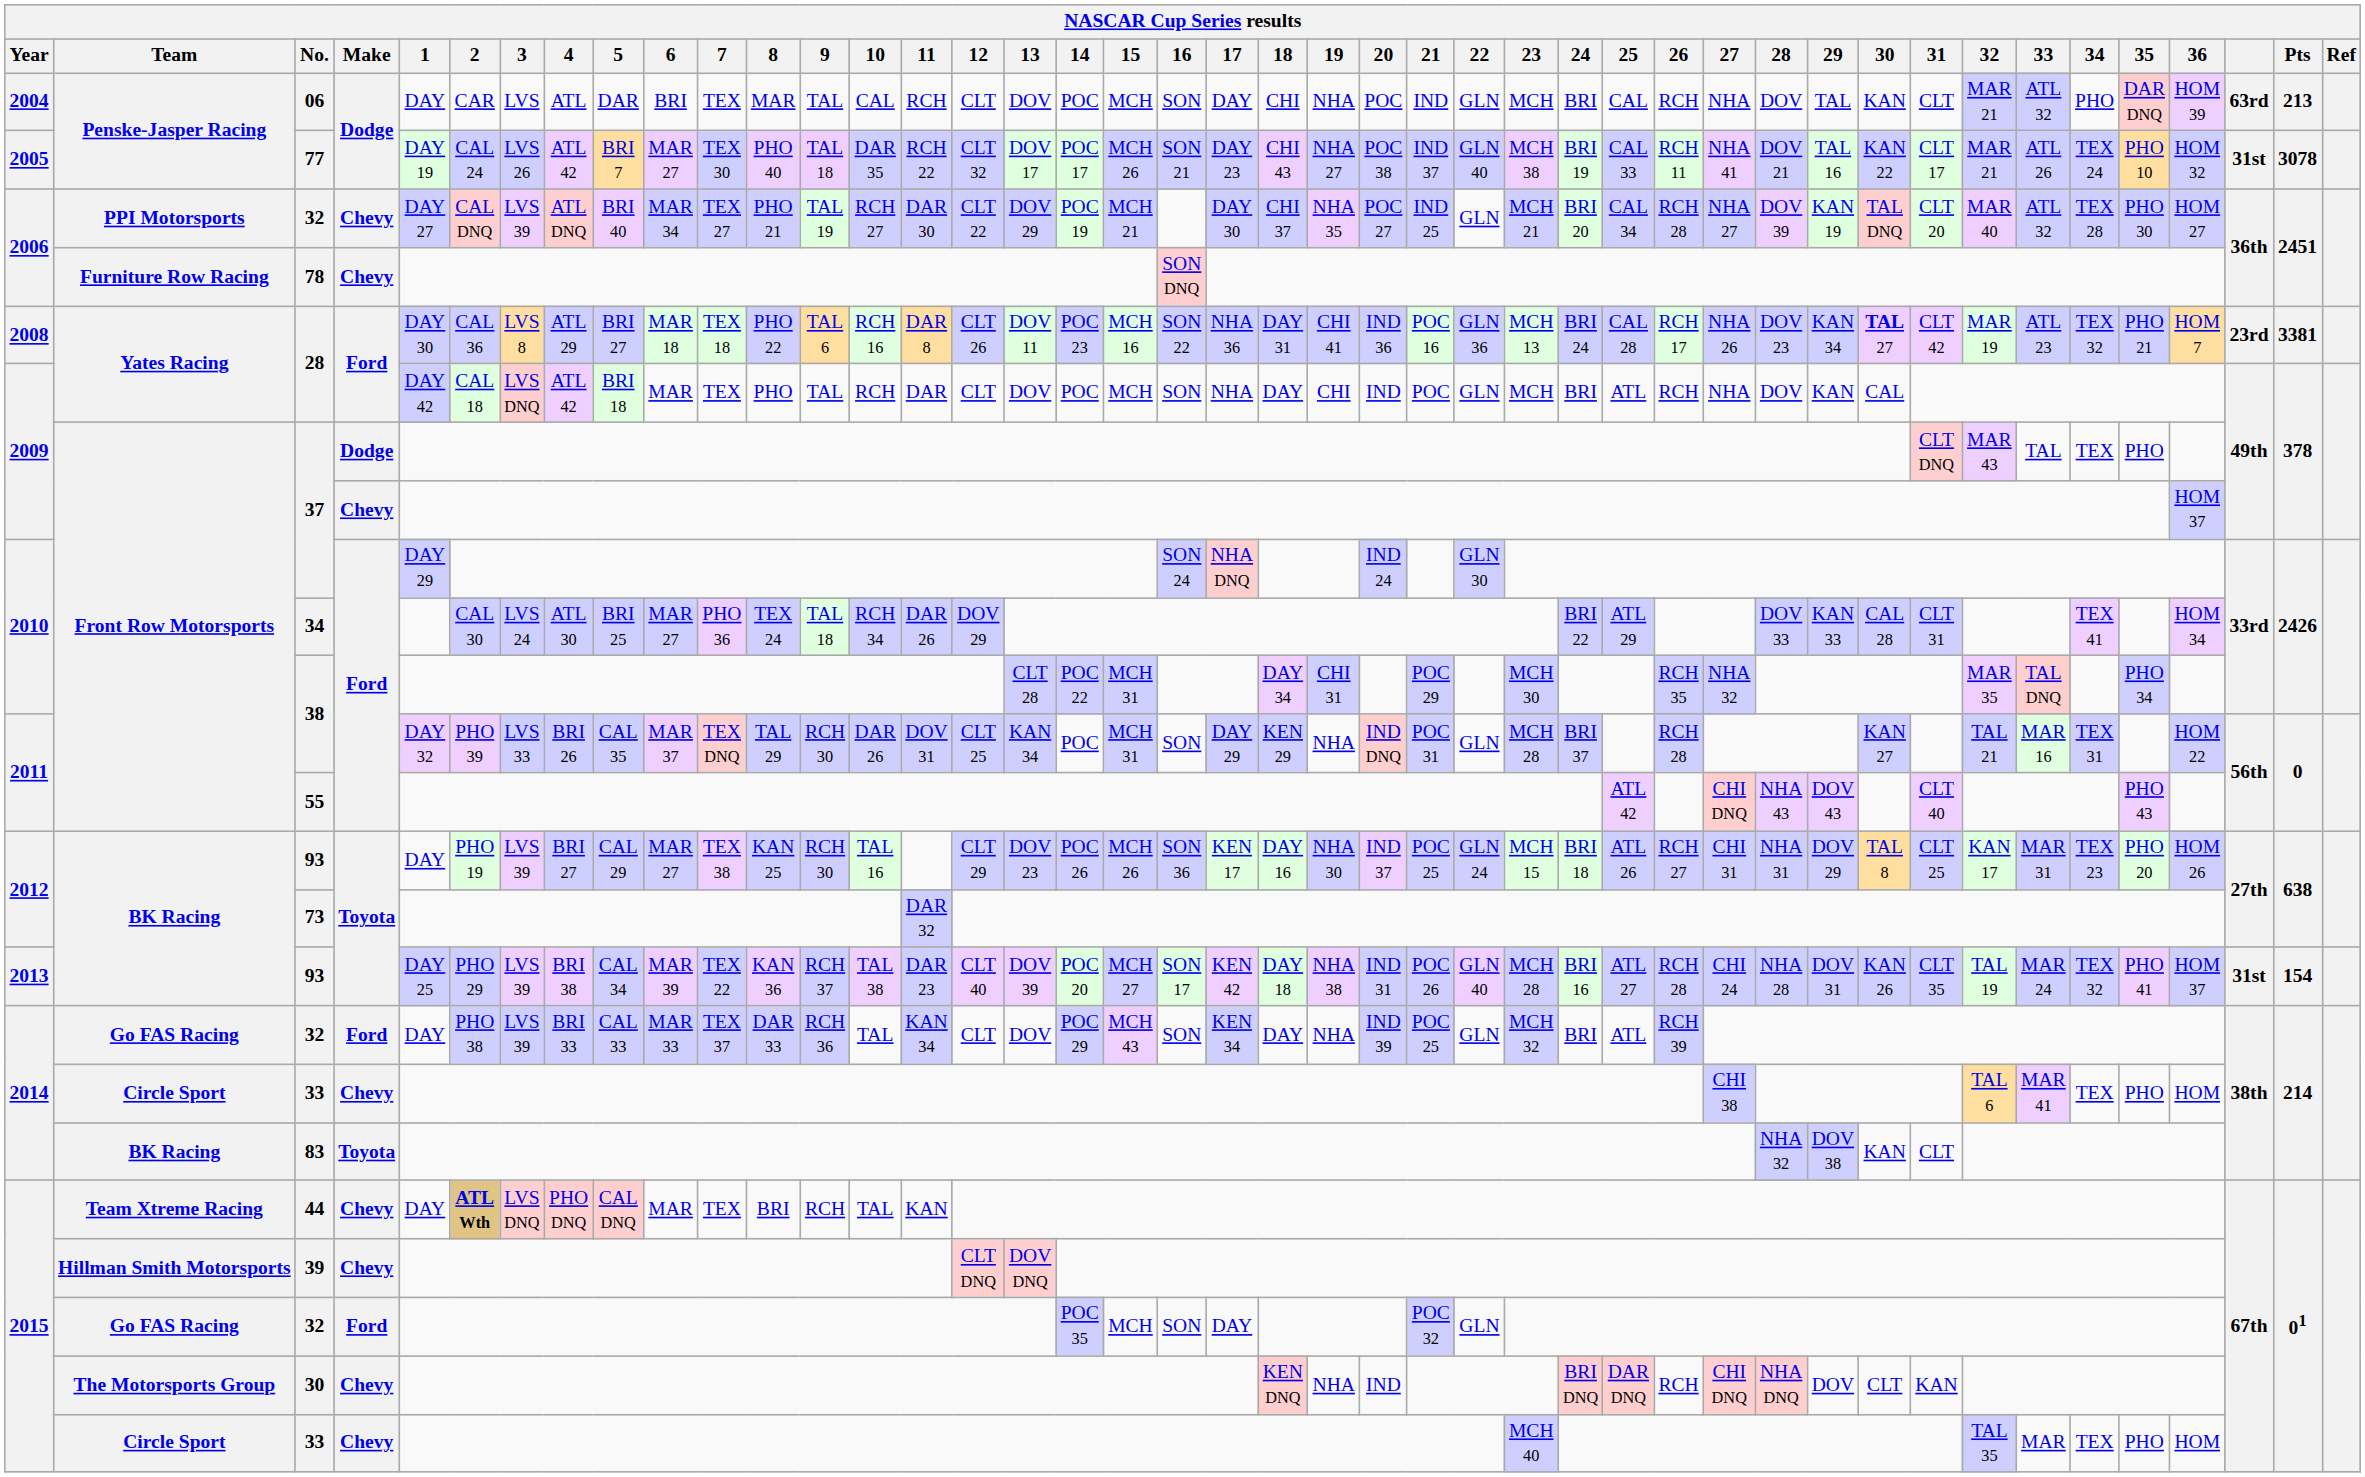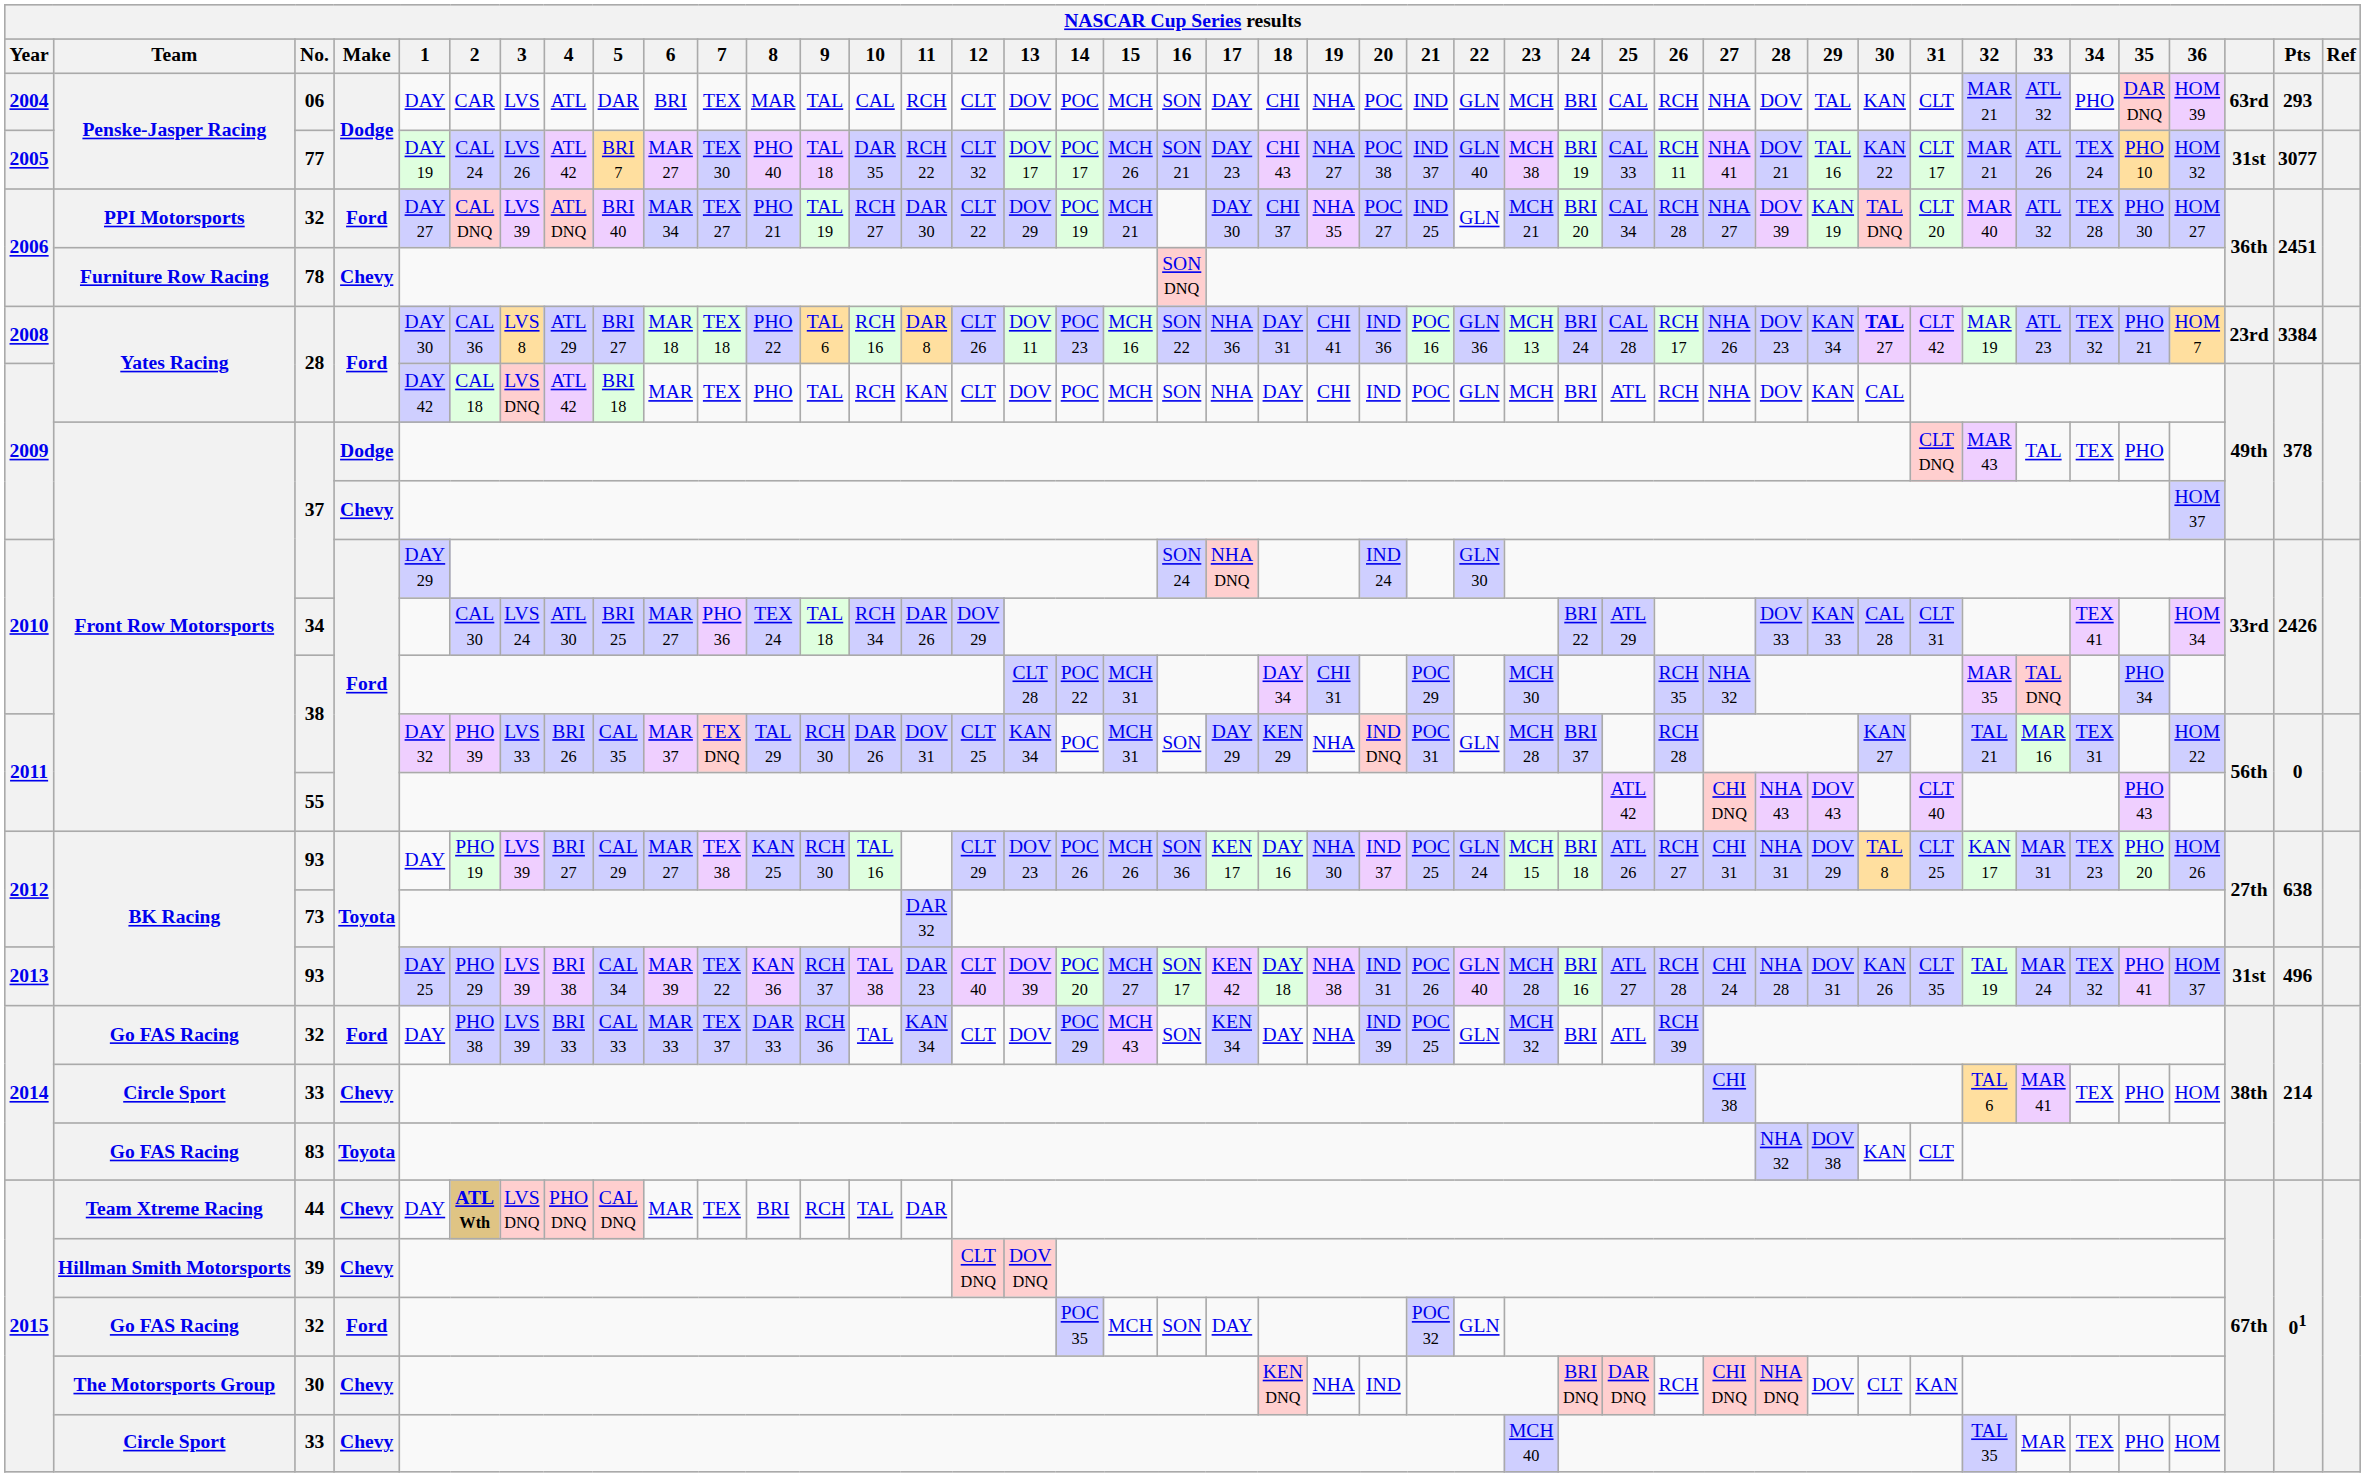(2298, 101) 213 -> (2298, 101) 293
(2298, 159) 3078 -> (2298, 159) 3077
(367, 218) Chevy -> (367, 218) Ford
(2298, 334) 3381 -> (2298, 334) 3384
(926, 393) DAR -> (926, 393) KAN
(2298, 976) 154 -> (2298, 976) 496
(174, 1151) BK Racing -> (174, 1151) Go FAS Racing
(926, 1209) KAN -> (926, 1209) DAR
